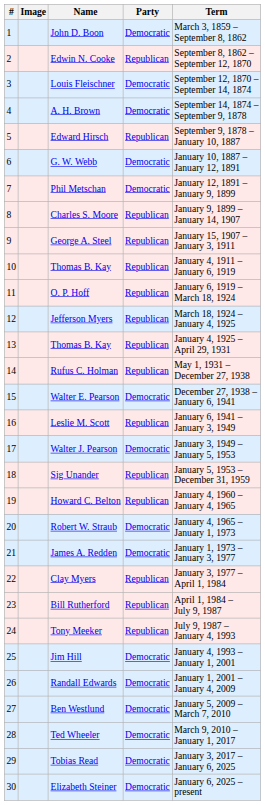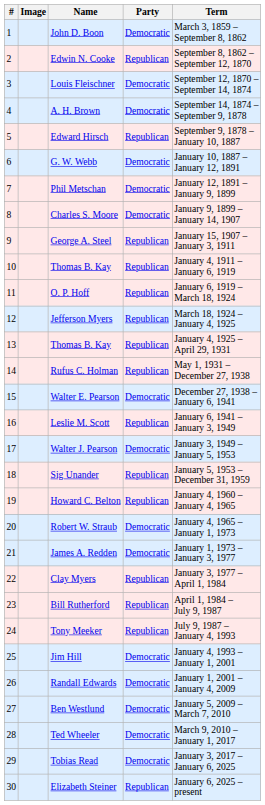(147, 214) Republican -> (147, 214) Democratic
(147, 787) Democratic -> (147, 787) Republican
